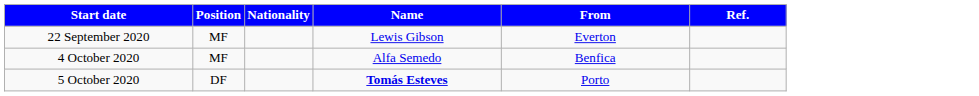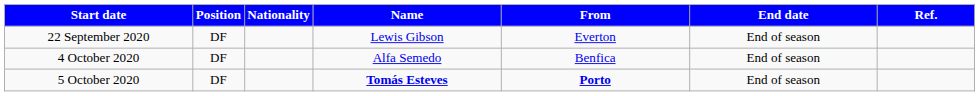+ column: (783, 15)
(218, 37) MF -> (218, 37) DF
(218, 58) MF -> (218, 58) DF
(595, 80) normal -> (595, 80) bold
